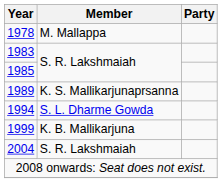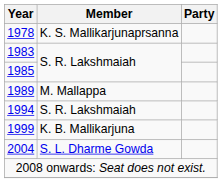(73, 33) M. Mallappa -> (109, 33) K. S. Mallikarjunaprsanna
(109, 91) K. S. Mallikarjunaprsanna -> (73, 91) M. Mallappa
(97, 110) S. L. Dharme Gowda -> (88, 110) S. R. Lakshmaiah
(88, 149) S. R. Lakshmaiah -> (97, 149) S. L. Dharme Gowda
